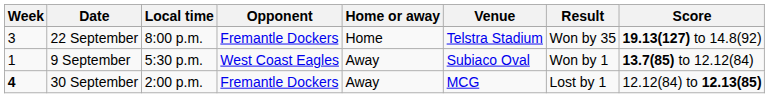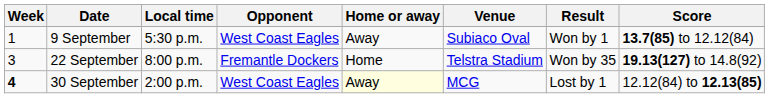rows swapped: (90, 60) <-> (94, 38)
(279, 82) Fremantle Dockers -> (280, 82) West Coast Eagles
(362, 82) no background -> (362, 82) lightyellow background
